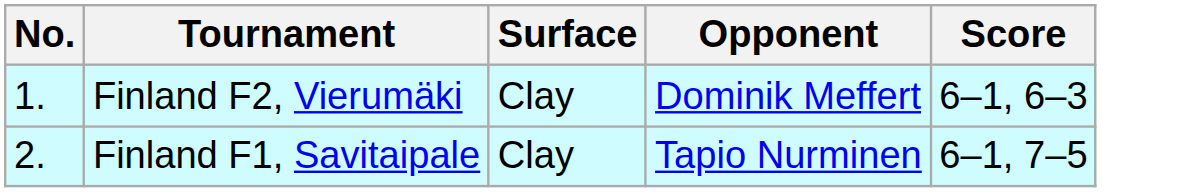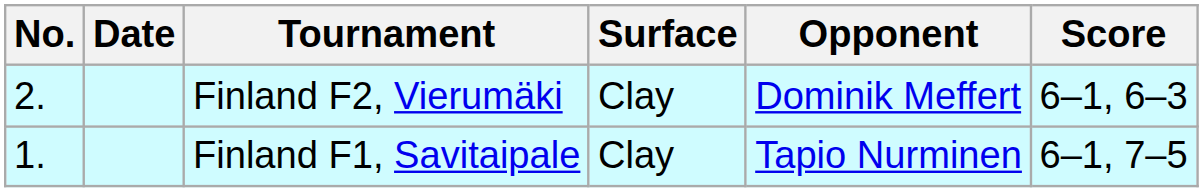+ column: (134, 34)
(30, 95) 1. -> (30, 95) 2.
(30, 155) 2. -> (30, 155) 1.
